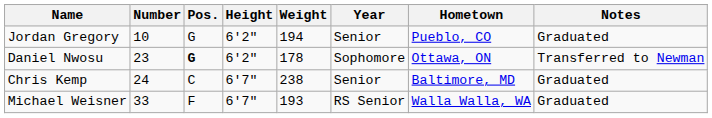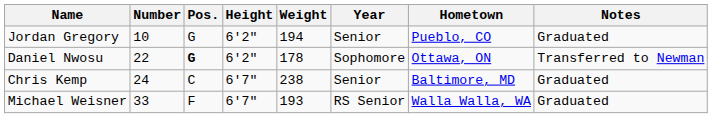(141, 59) 23 -> (141, 59) 22
